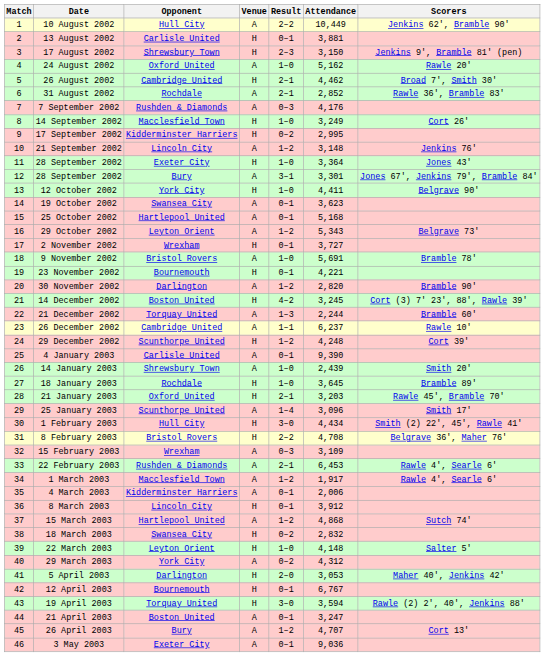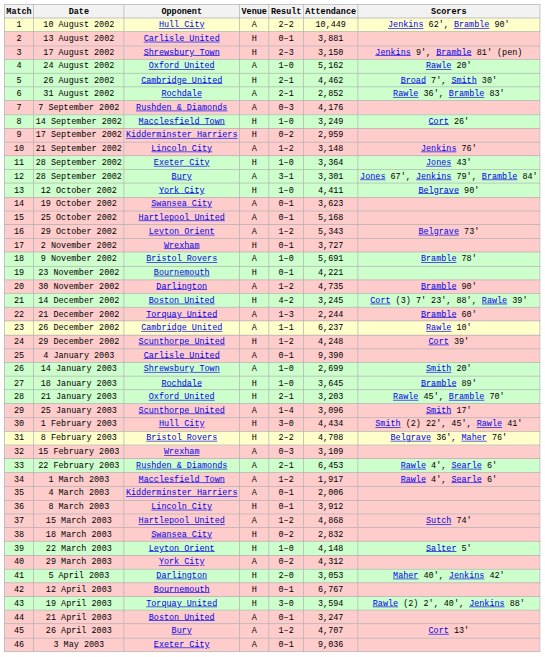(331, 135) 2,995 -> (331, 135) 2,959
(331, 287) 2,820 -> (331, 287) 4,735
(331, 369) 2,439 -> (331, 369) 2,699
